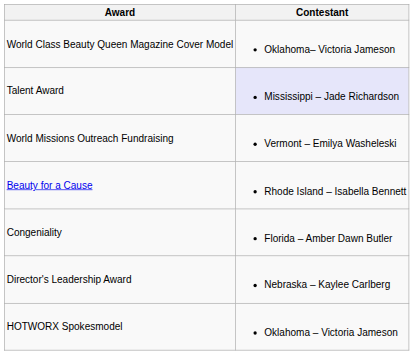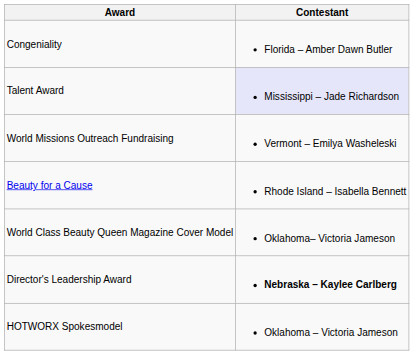rows swapped: (120, 44) <-> (34, 233)
(322, 285) normal -> (322, 285) bold
